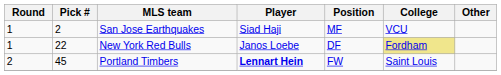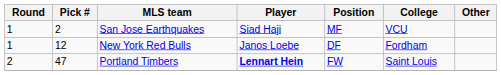(61, 45) 22 -> (61, 45) 12
(406, 45) khaki background -> (406, 45) no background
(61, 62) 45 -> (61, 62) 47
